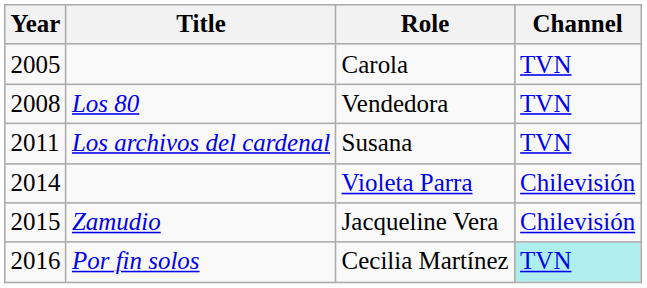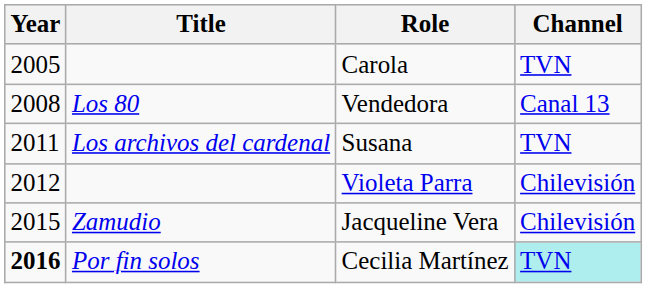(546, 103) TVN -> (565, 103) Canal 13
(35, 182) 2014 -> (35, 182) 2012
(35, 261) normal -> (35, 261) bold
